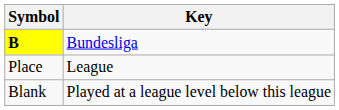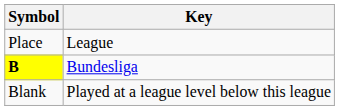rows swapped: (14, 42) <-> (25, 67)
